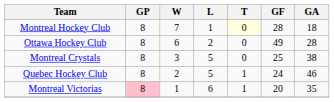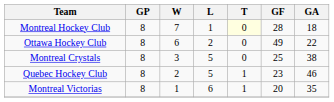(312, 43) 28 -> (312, 43) 22
(278, 74) 24 -> (278, 74) 23
(143, 89) pink background -> (143, 89) no background
